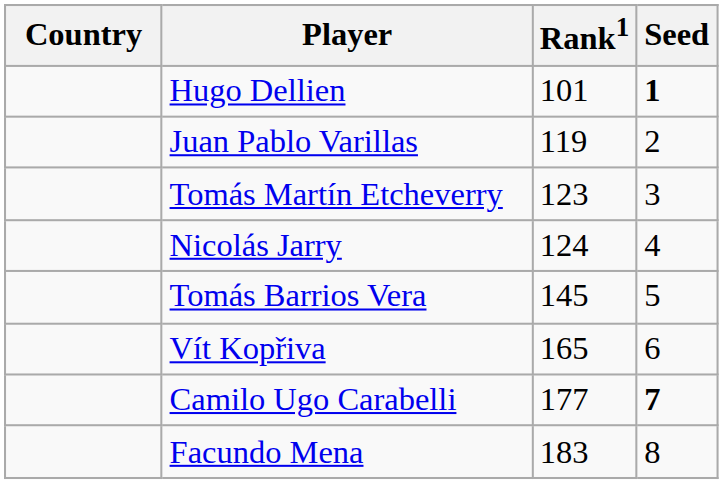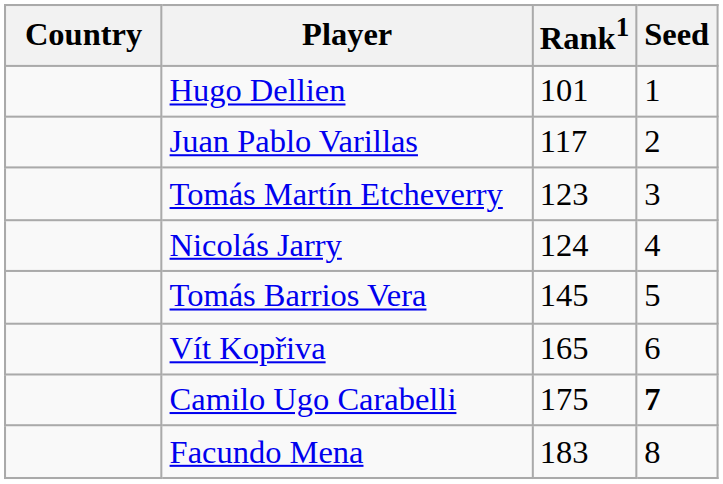(652, 90) bold -> (652, 90) normal
(564, 142) 119 -> (564, 142) 117
(564, 399) 177 -> (564, 399) 175
